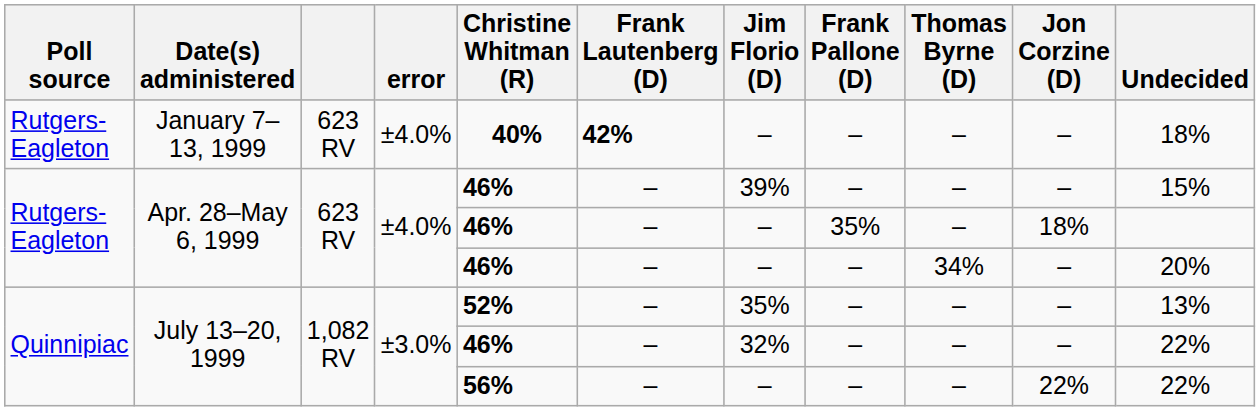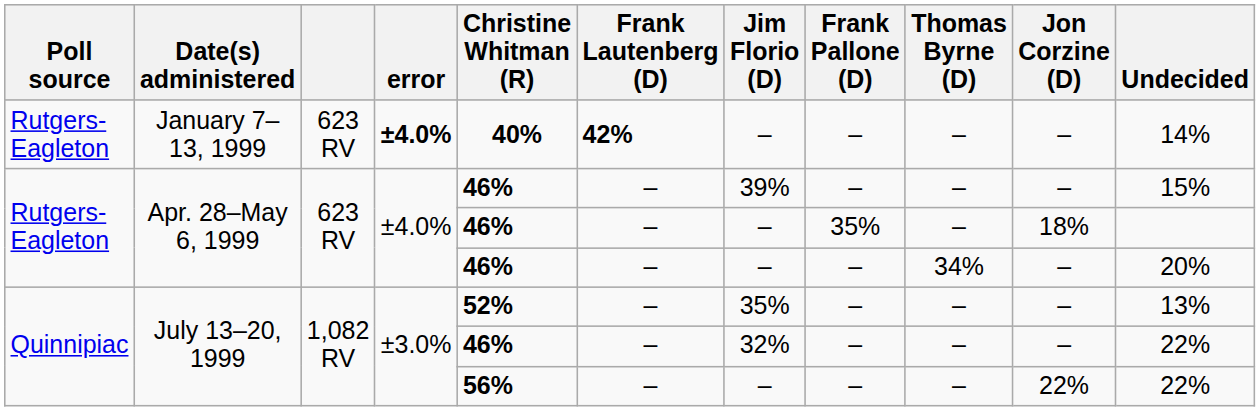(416, 134) normal -> (416, 134) bold
(1185, 134) 18% -> (1185, 134) 14%
